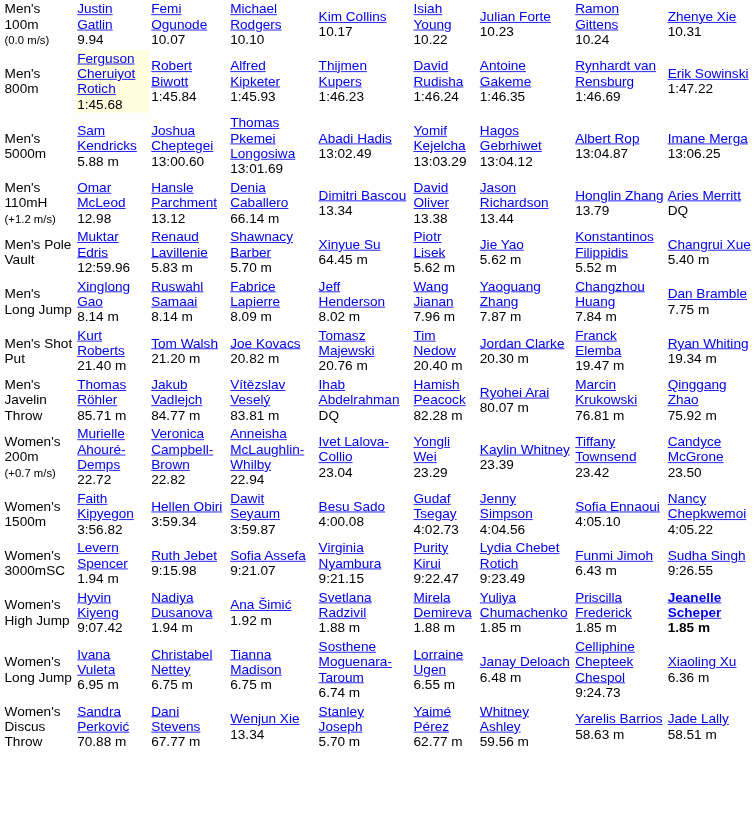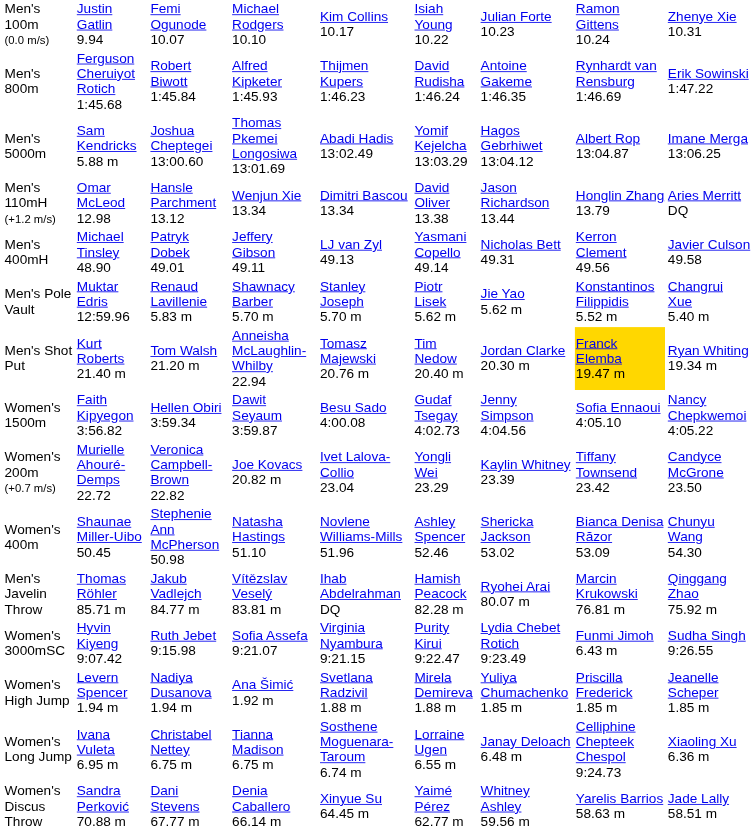(106, 81) lightyellow background -> (106, 81) no background
(259, 203) Denia Caballero 66.14 m -> (267, 203) Wenjun Xie 13.34
+ row: (26, 252)
(350, 252) Xinyue Su 64.45 m -> (343, 301) Stanley Joseph 5.70 m
- row: (38, 301)
(265, 350) Joe Kovacs 20.82 m -> (269, 358) Anneisha McLaughlin-Whilby 22.94
(600, 350) no background -> (600, 358) gold background
rows swapped: (26, 400) <-> (33, 514)
(267, 457) Anneisha McLaughlin-Whilby 22.94 -> (267, 472) Joe Kovacs 20.82 m
+ row: (33, 537)
(102, 563) Levern Spencer 1.94 m -> (99, 643) Hyvin Kiyeng 9:07.42
(100, 612) Hyvin Kiyeng 9:07.42 -> (102, 692) Levern Spencer 1.94 m
(694, 612) bold -> (693, 692) normal
(265, 726) Wenjun Xie 13.34 -> (261, 806) Denia Caballero 66.14 m
(341, 726) Stanley Joseph 5.70 m -> (351, 806) Xinyue Su 64.45 m
